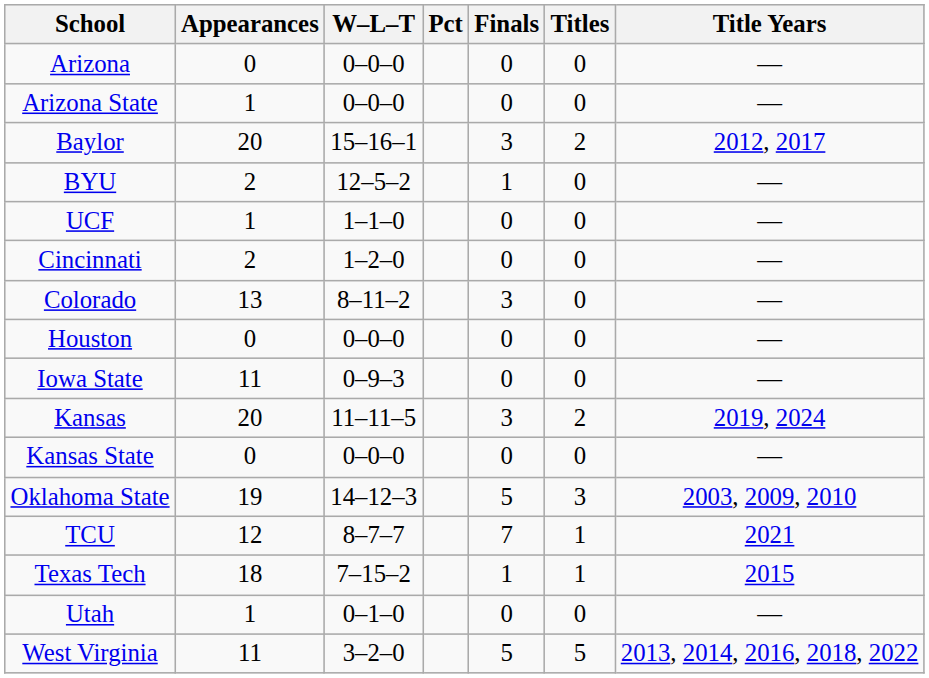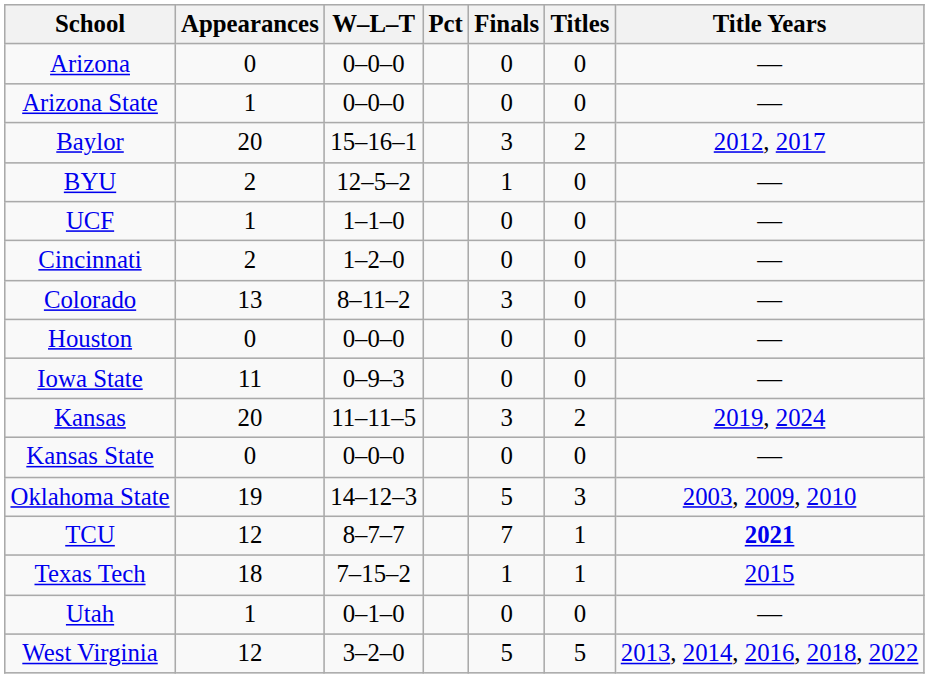(770, 535) normal -> (770, 535) bold
(250, 653) 11 -> (250, 653) 12
